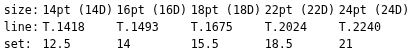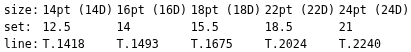rows swapped: (18, 44) <-> (21, 27)
